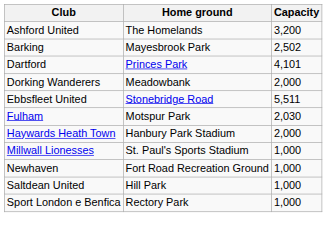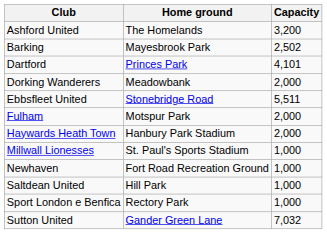(288, 116) 2,030 -> (288, 116) 2,000
+ row: (40, 220)
